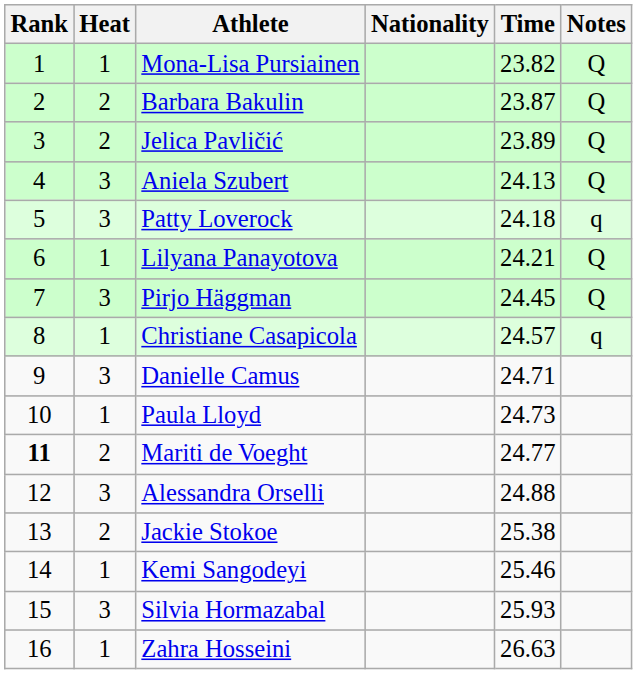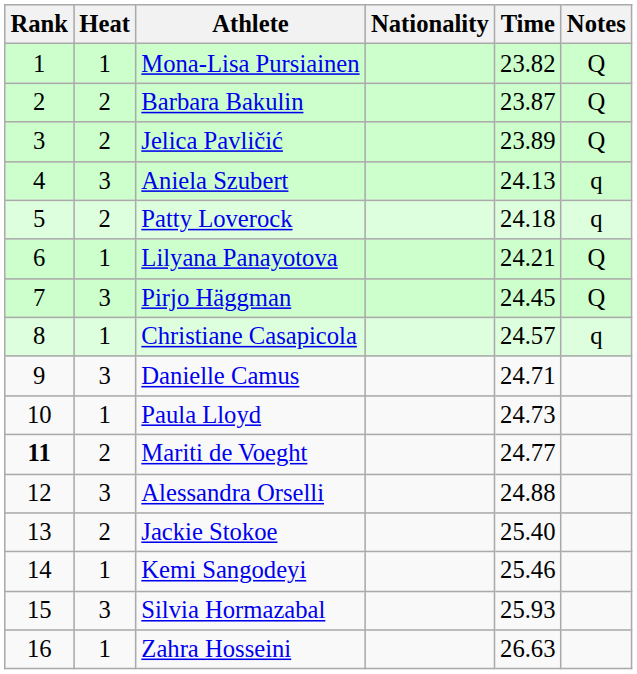(596, 180) Q -> (596, 180) q
(105, 219) 3 -> (105, 219) 2
(528, 532) 25.38 -> (528, 532) 25.40
